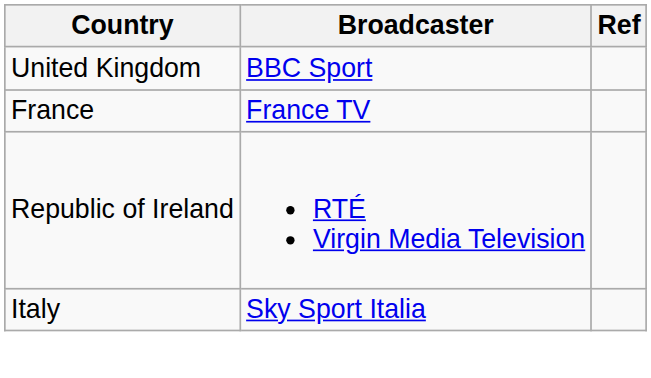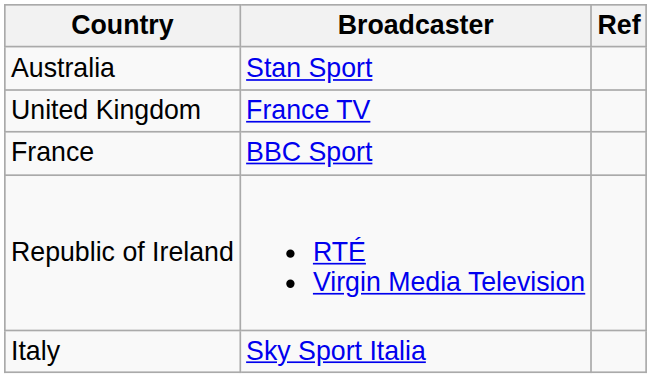+ row: (63, 68)
(309, 68) BBC Sport -> (308, 110) France TV
(308, 110) France TV -> (309, 152) BBC Sport
